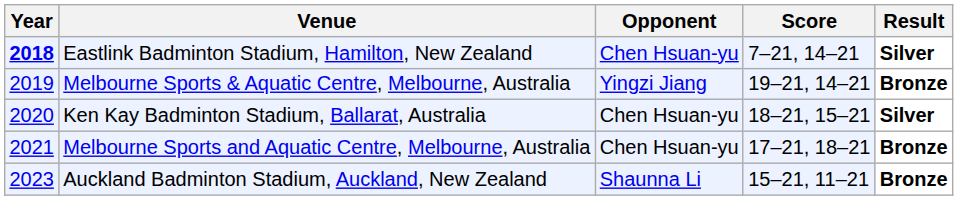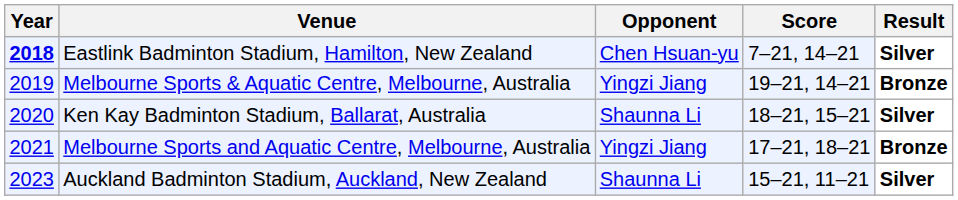(669, 116) Chen Hsuan-yu -> (650, 116) Shaunna Li
(669, 147) Chen Hsuan-yu -> (653, 147) Yingzi Jiang
(914, 179) Bronze -> (907, 179) Silver
